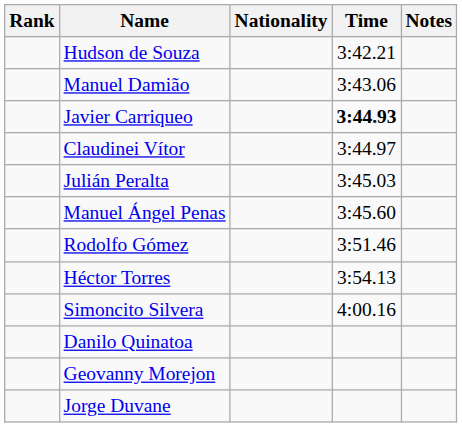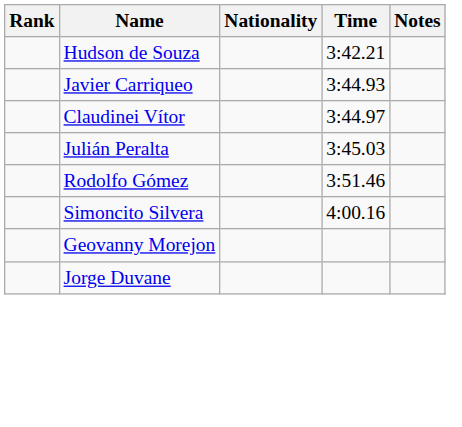- row: (126, 84)
(367, 116) bold -> (356, 84) normal
- row: (145, 213)
- row: (117, 277)
- row: (128, 341)
